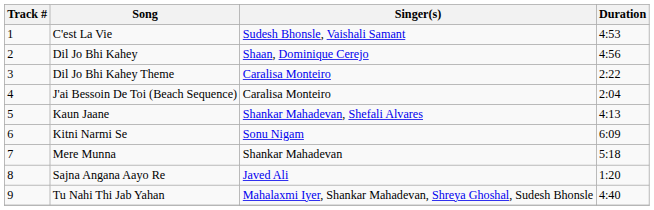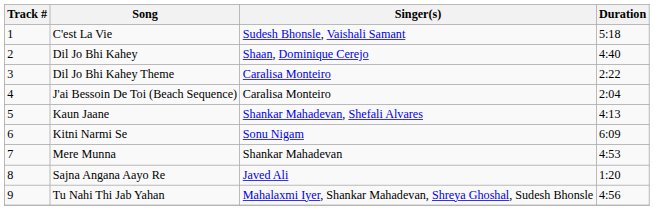(610, 34) 4:53 -> (610, 34) 5:18
(610, 54) 4:56 -> (610, 54) 4:40
(610, 155) 5:18 -> (610, 155) 4:53
(610, 195) 4:40 -> (610, 195) 4:56
